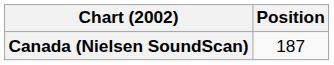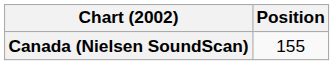(291, 45) 187 -> (291, 45) 155
